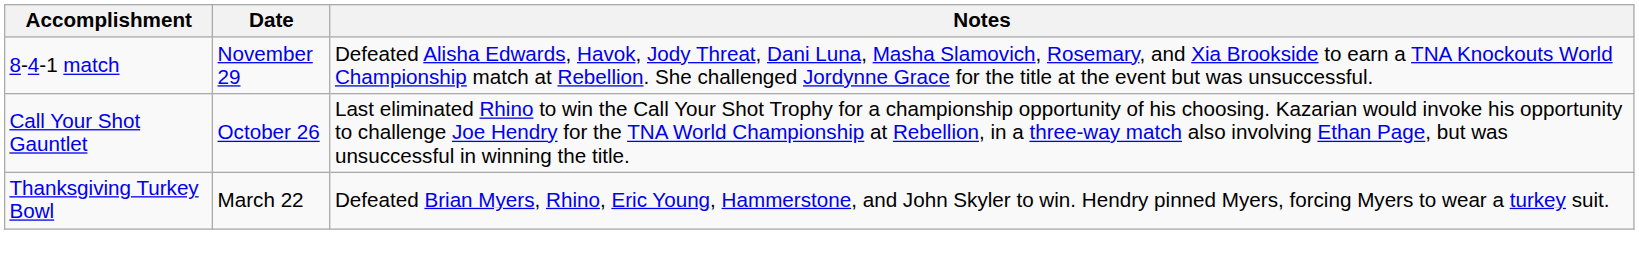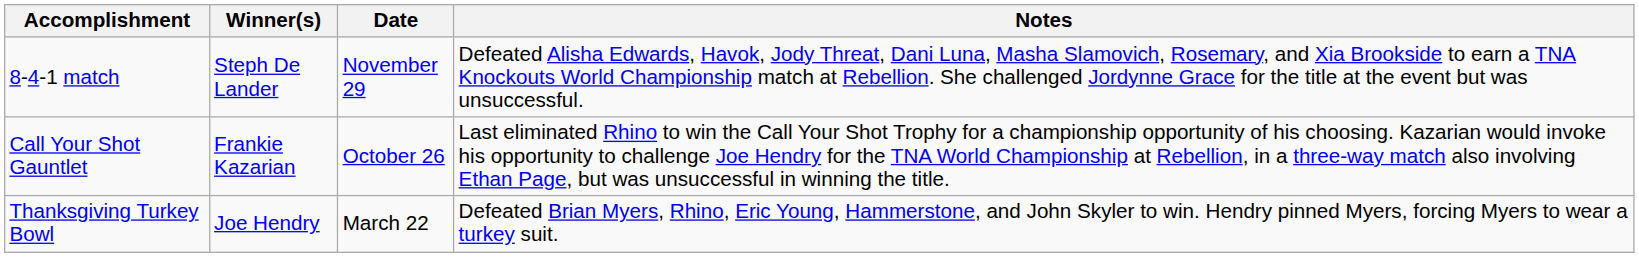+ column: (274, 20)
